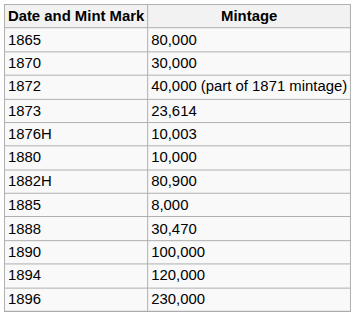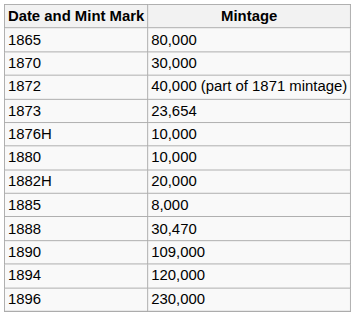(174, 110) 23,614 -> (174, 110) 23,654
(174, 134) 10,003 -> (174, 134) 10,000
(174, 181) 80,900 -> (174, 181) 20,000
(178, 252) 100,000 -> (178, 252) 109,000
